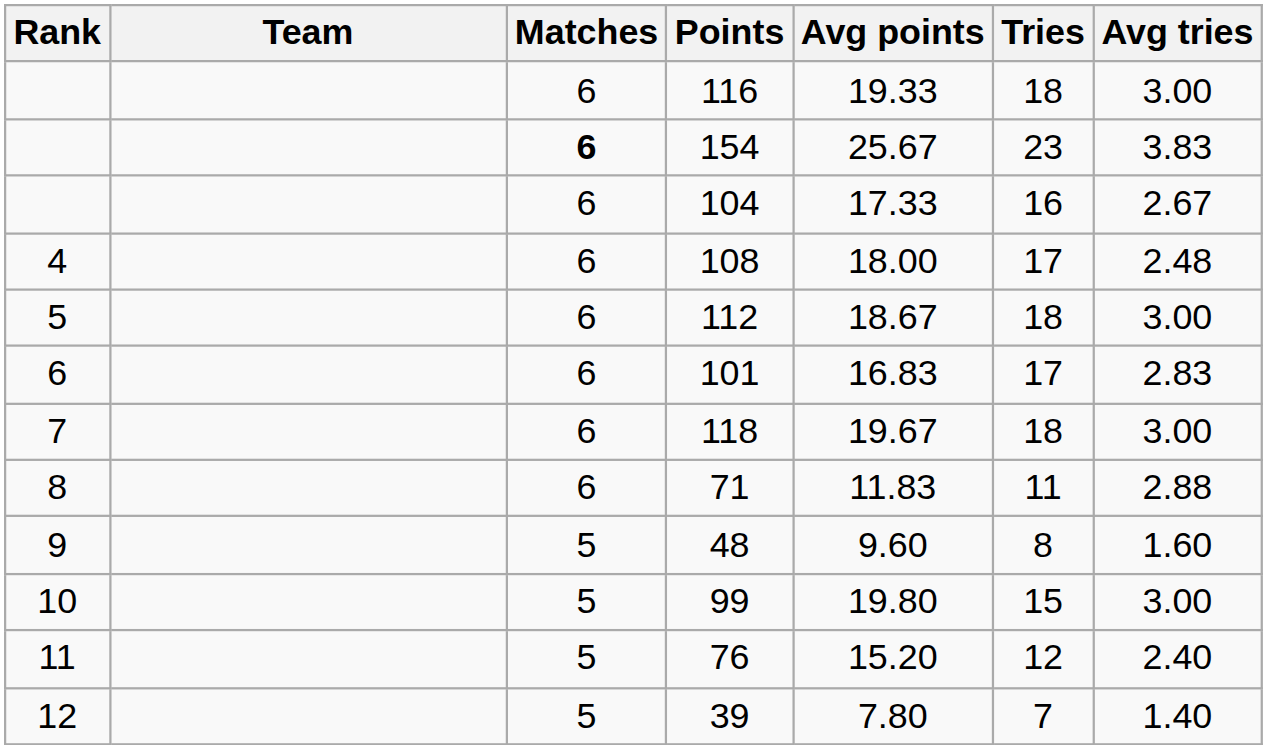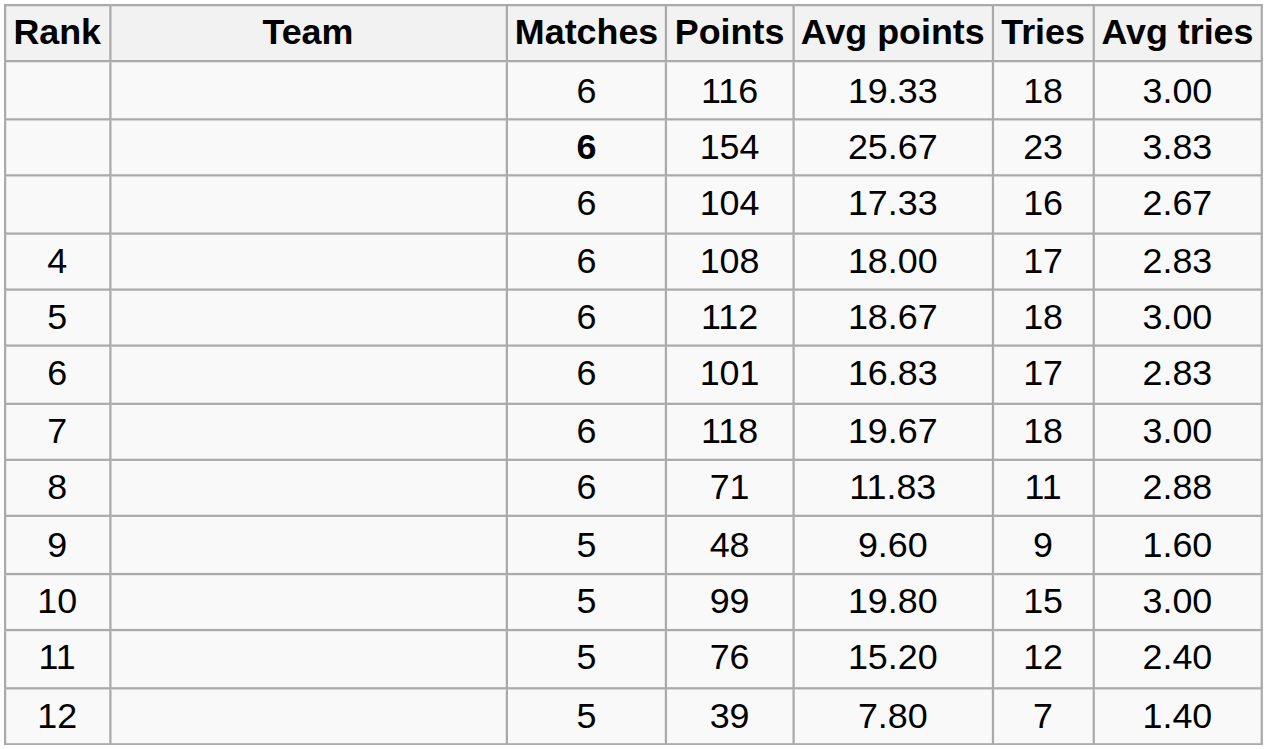(1177, 260) 2.48 -> (1177, 260) 2.83
(1043, 544) 8 -> (1043, 544) 9
